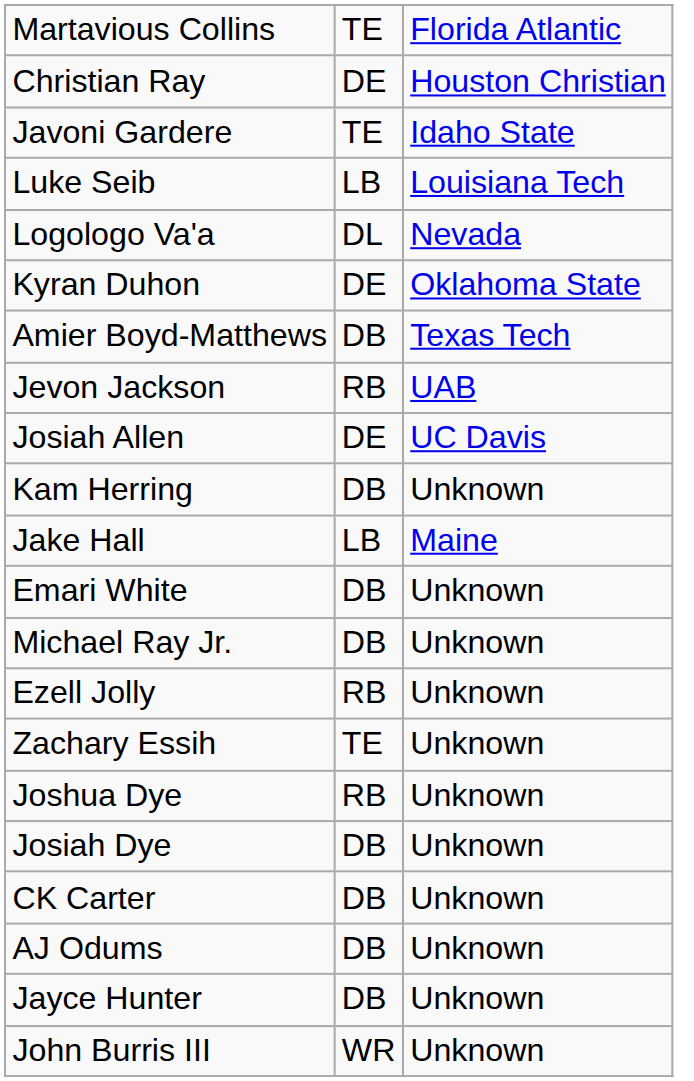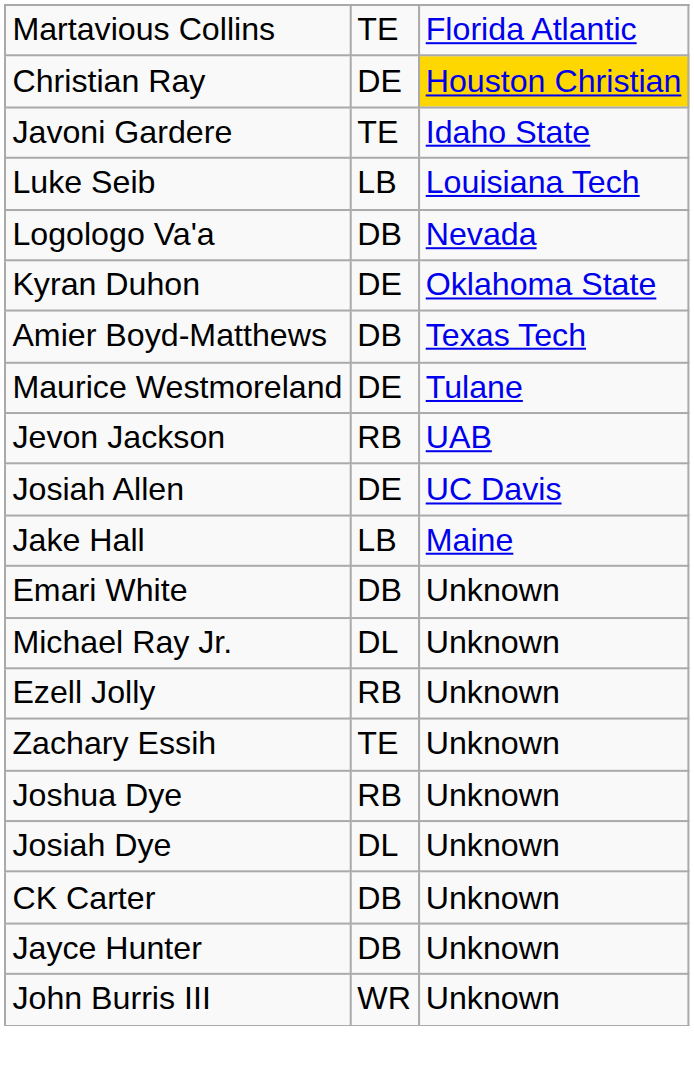(538, 81) no background -> (554, 81) gold background
(362, 234) DL -> (380, 234) DB
+ row: (177, 387)
- row: (103, 489)
(364, 642) DB -> (378, 642) DL
(364, 846) DB -> (378, 846) DL
- row: (87, 948)
